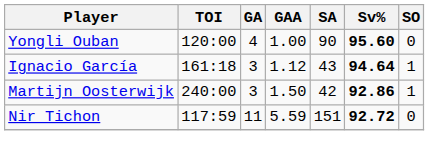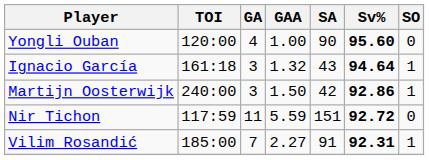(288, 67) 1.12 -> (288, 67) 1.32
+ row: (73, 142)
